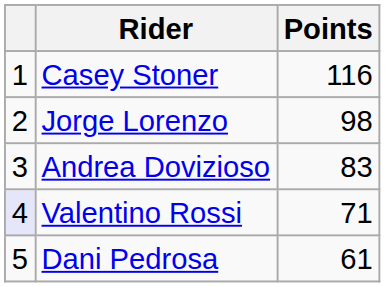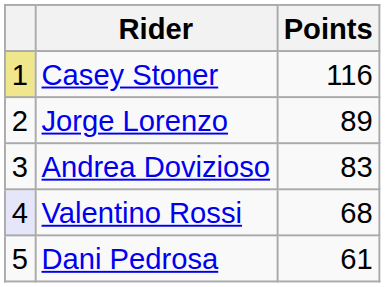(20, 74) no background -> (20, 74) khaki background
(357, 121) 98 -> (357, 121) 89
(357, 213) 71 -> (357, 213) 68
